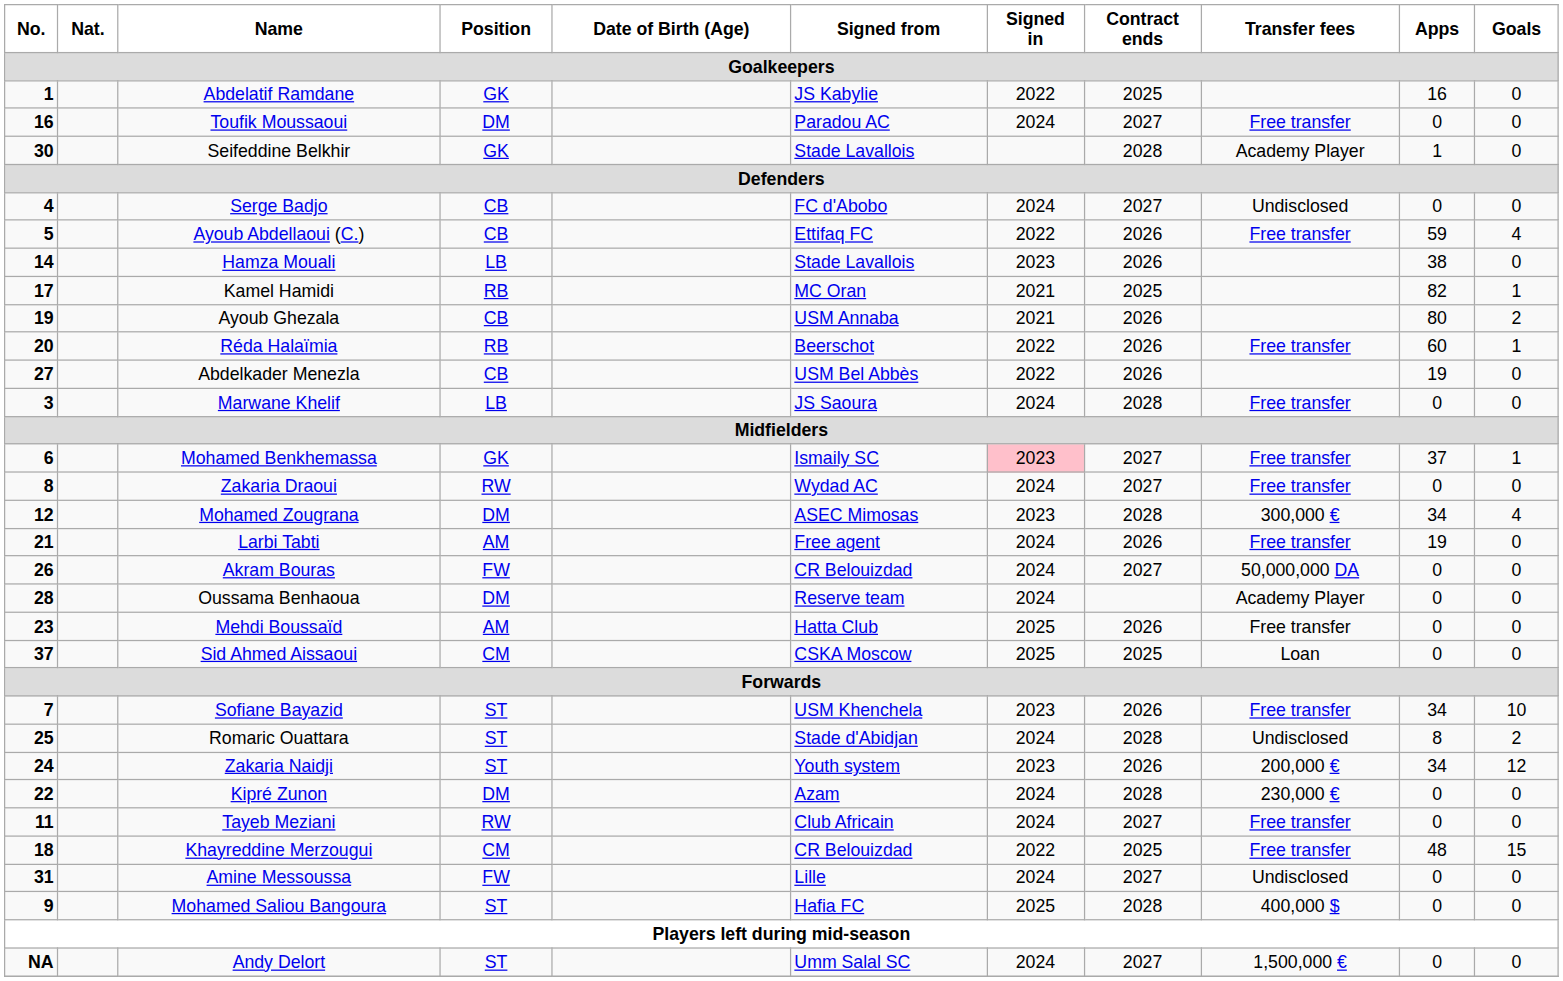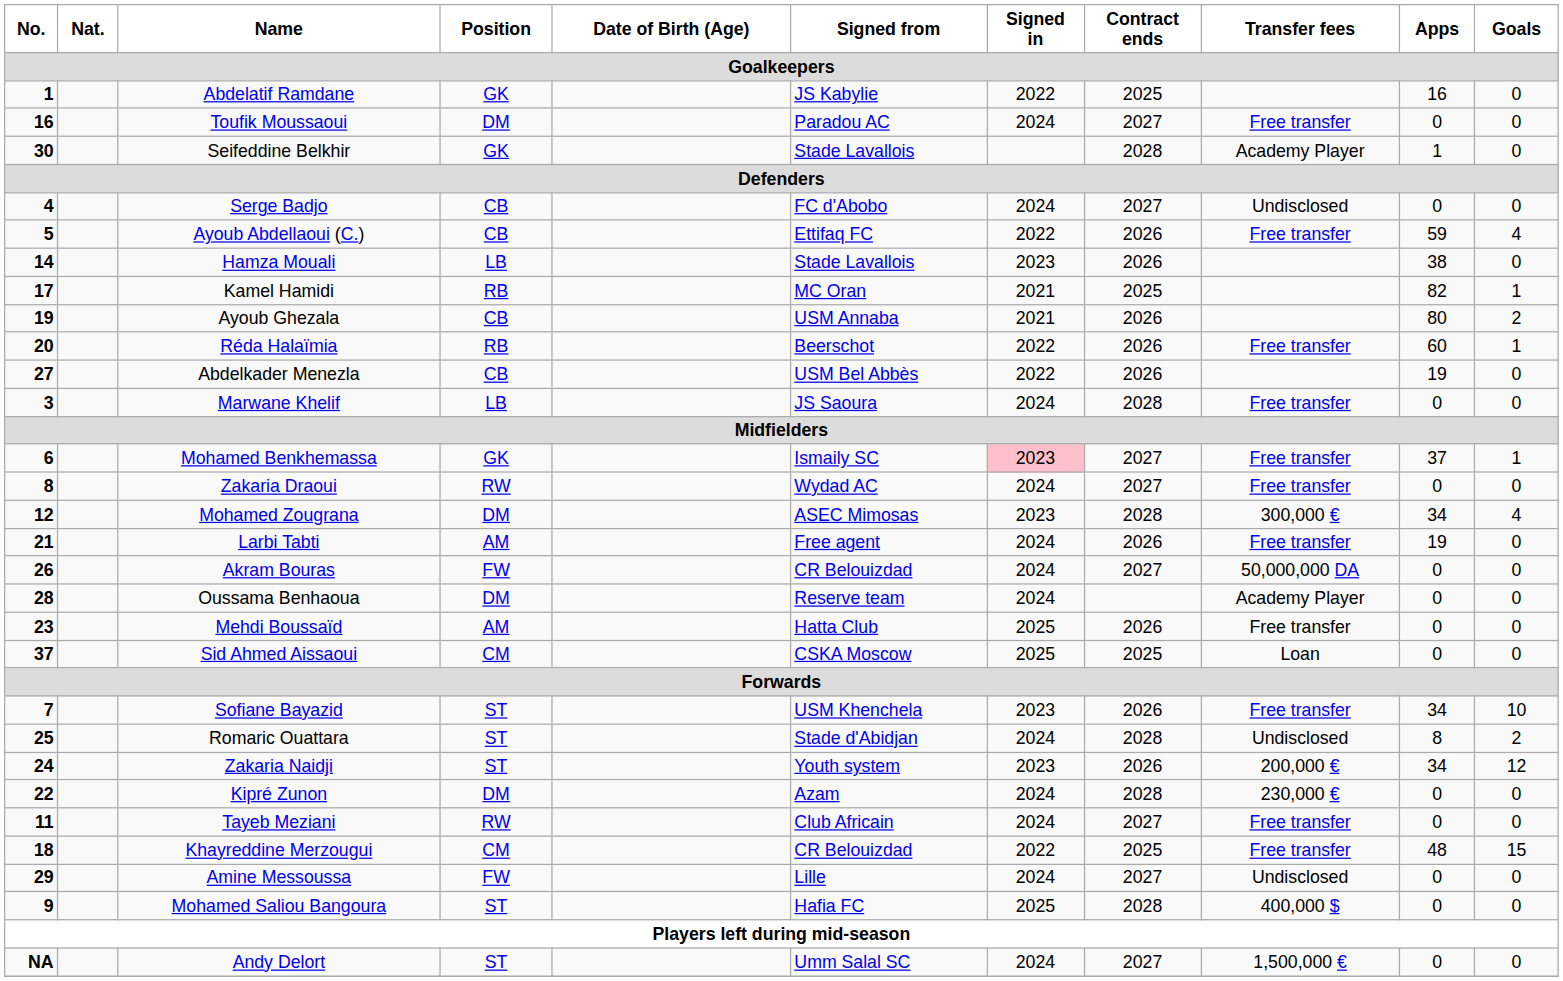(44, 878) 31 -> (44, 878) 29
